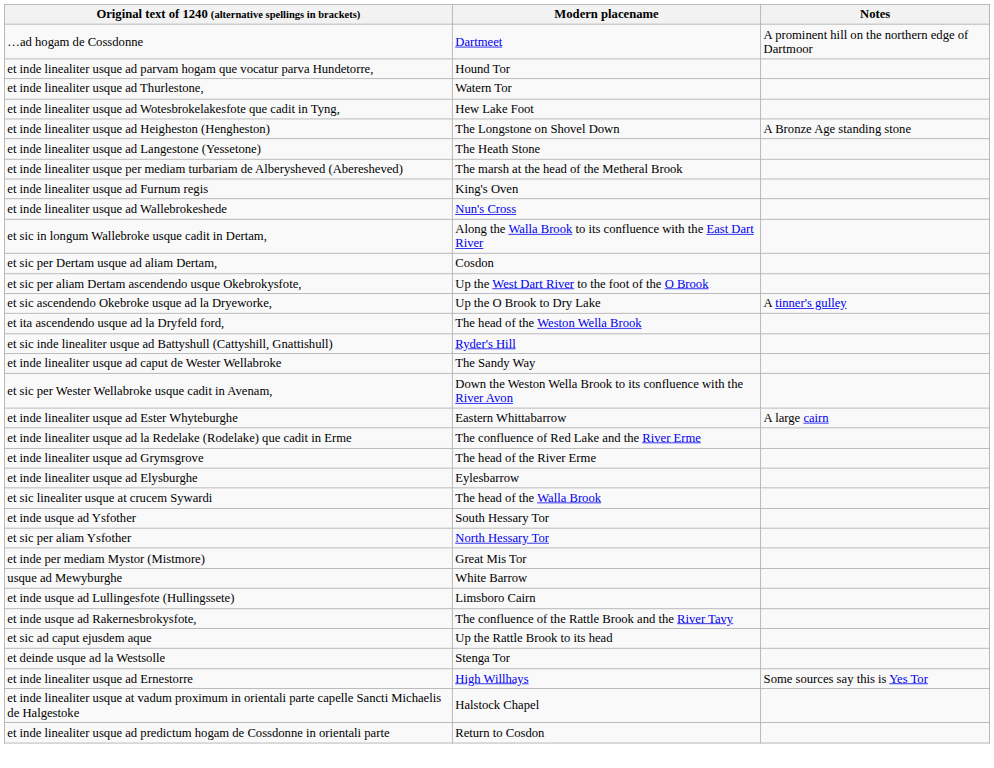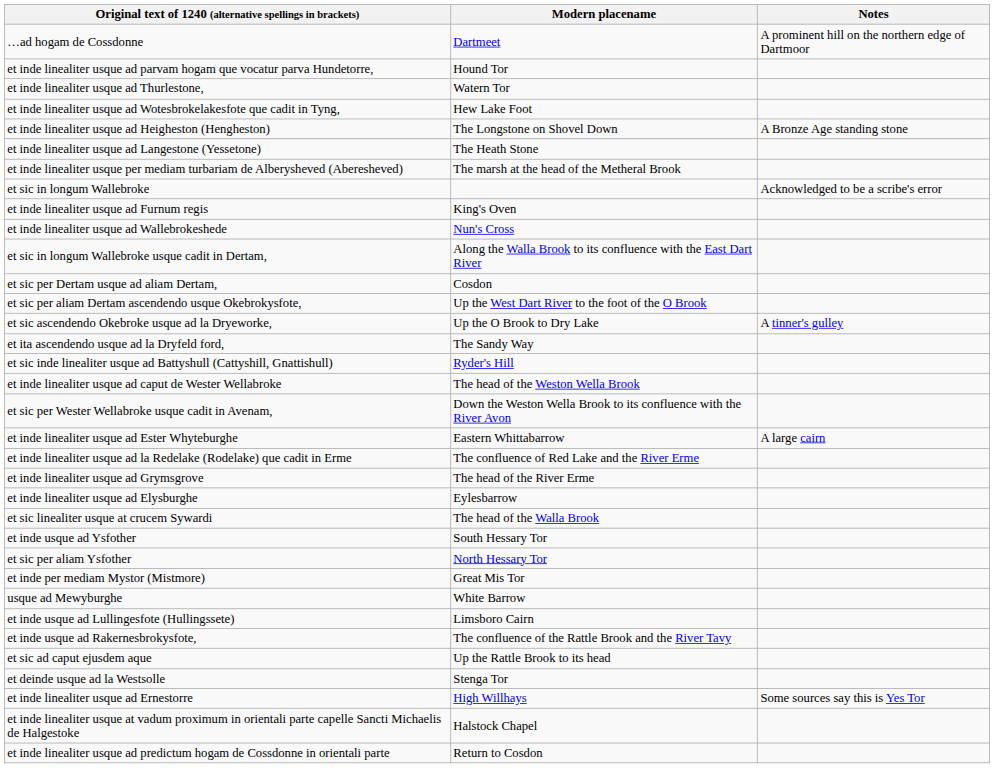+ row: (78, 189)
(548, 323) The head of the Weston Wella Brook -> (493, 343) The Sandy Way
(495, 363) The Sandy Way -> (547, 383) The head of the Weston Wella Brook
